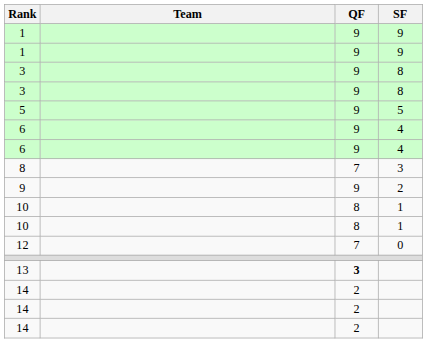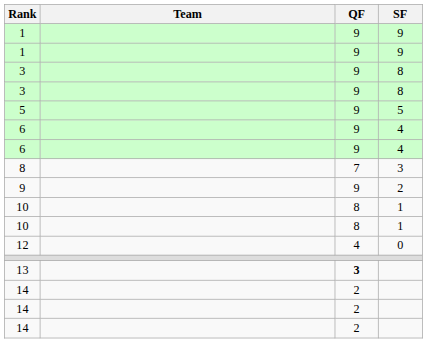(357, 245) 7 -> (357, 245) 4
